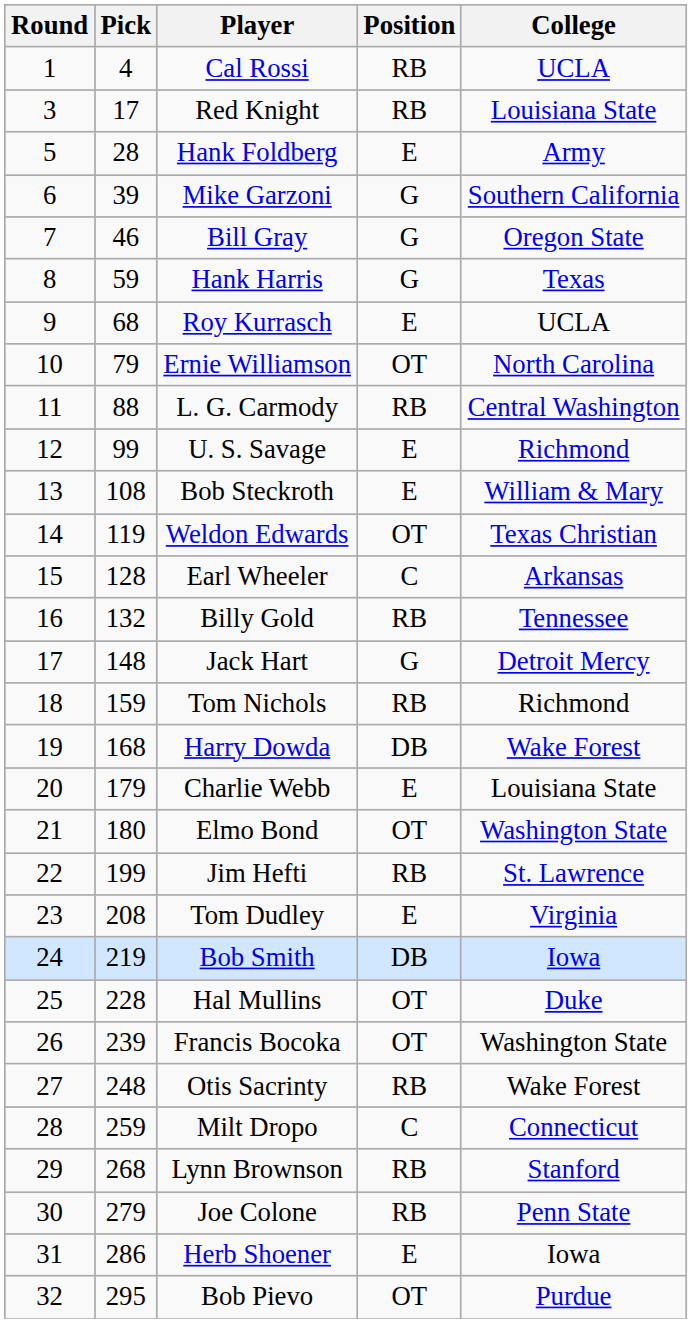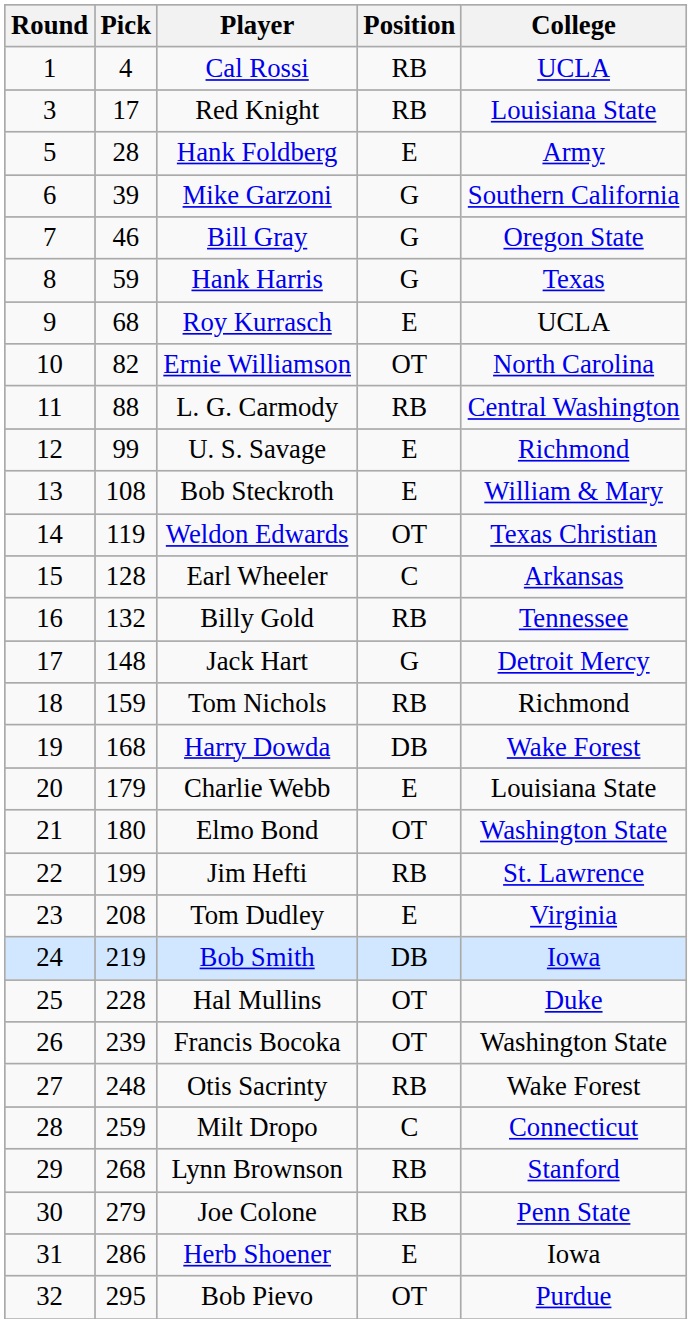(126, 364) 79 -> (126, 364) 82
